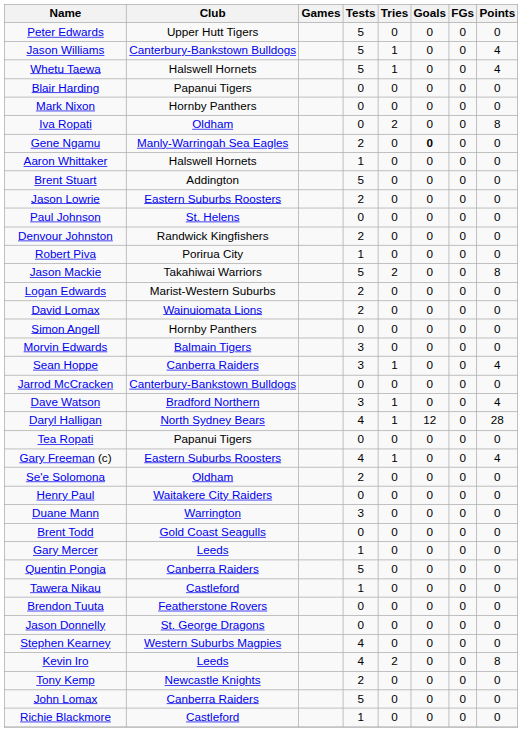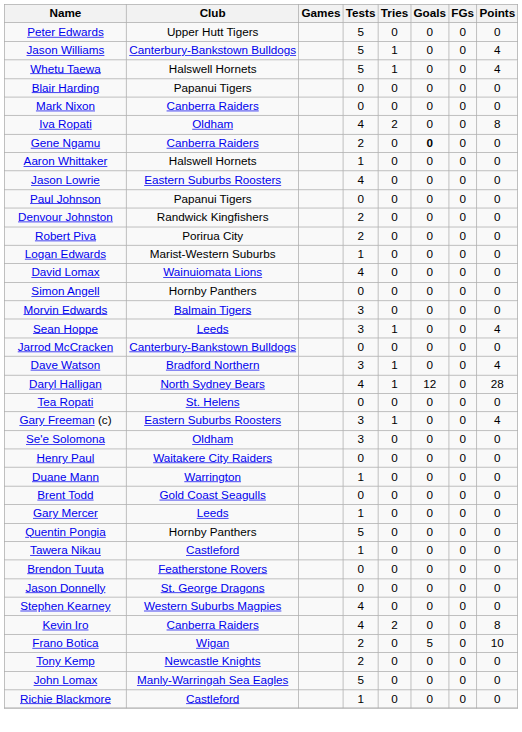(213, 106) Hornby Panthers -> (213, 106) Canberra Raiders
(361, 124) 0 -> (361, 124) 4
(213, 143) Manly-Warringah Sea Eagles -> (213, 143) Canberra Raiders
- row: (65, 180)
(361, 198) 2 -> (361, 180) 4
(213, 217) St. Helens -> (213, 198) Papanui Tigers
(361, 254) 1 -> (361, 236) 2
- row: (65, 273)
(361, 291) 2 -> (361, 254) 1
(361, 310) 2 -> (361, 273) 4
(213, 365) Canberra Raiders -> (213, 328) Leeds
(213, 439) Papanui Tigers -> (213, 402) St. Helens
(361, 458) 4 -> (361, 421) 3
(361, 476) 2 -> (361, 439) 3
(361, 513) 3 -> (361, 476) 1
(213, 569) Canberra Raiders -> (213, 532) Hornby Panthers
(213, 662) Leeds -> (213, 625) Canberra Raiders
+ row: (65, 643)
(213, 699) Canberra Raiders -> (213, 680) Manly-Warringah Sea Eagles
